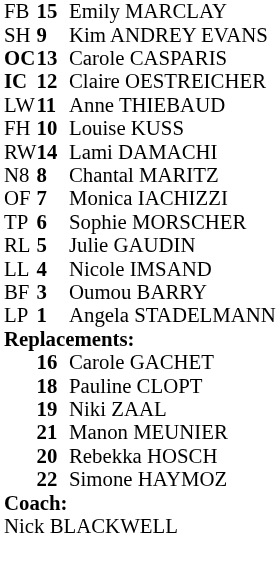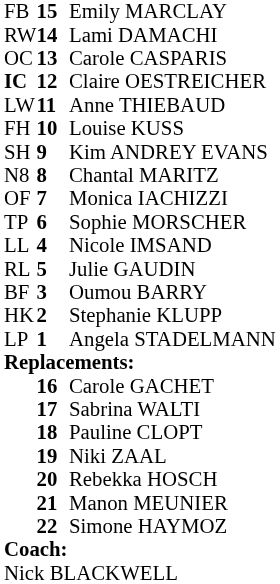rows swapped: (143, 151) <-> (168, 34)
(20, 58) bold -> (18, 58) normal
rows swapped: (132, 245) <-> (140, 268)
+ row: (146, 315)
+ row: (135, 409)
rows swapped: (143, 456) <-> (148, 432)
